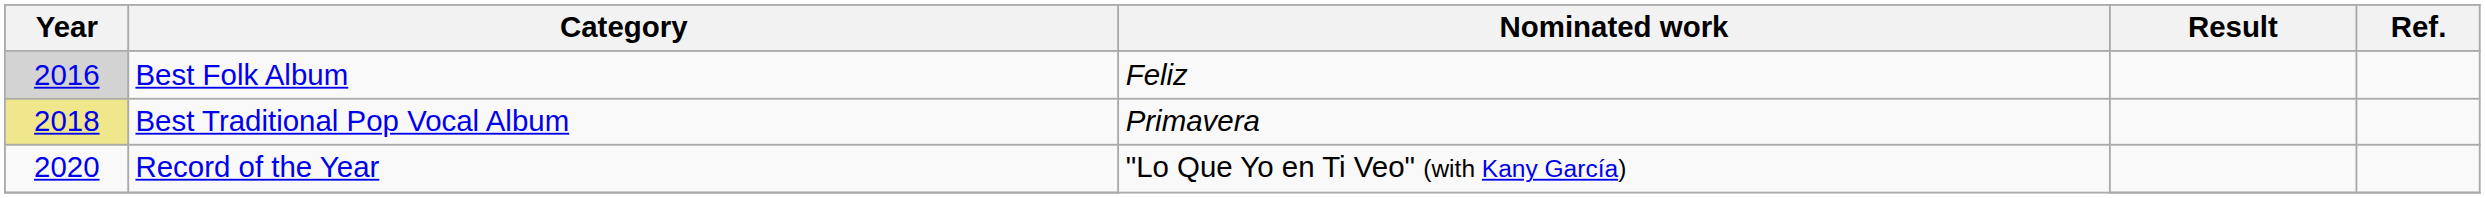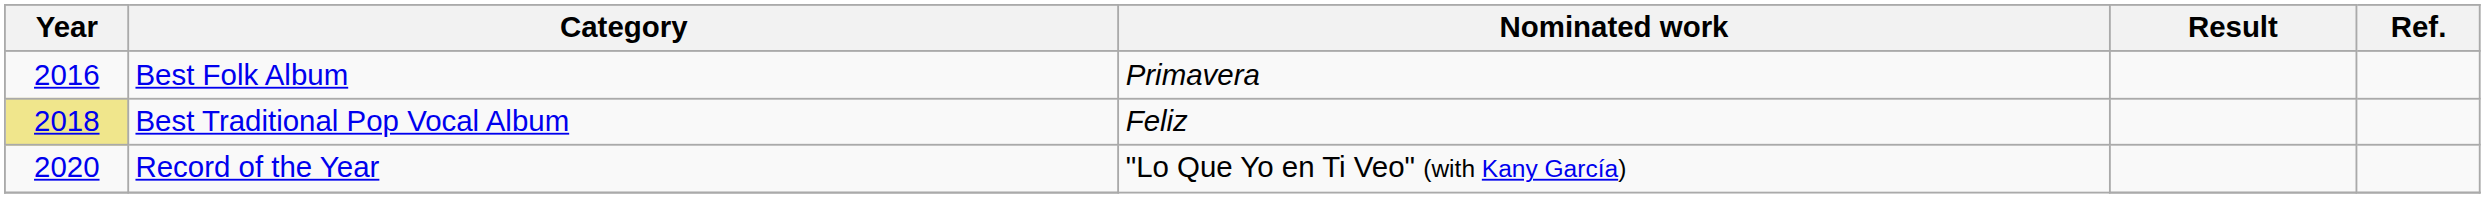(67, 74) lightgrey background -> (67, 74) no background
(1157, 74) Feliz -> (1193, 74) Primavera
(1193, 121) Primavera -> (1157, 121) Feliz
